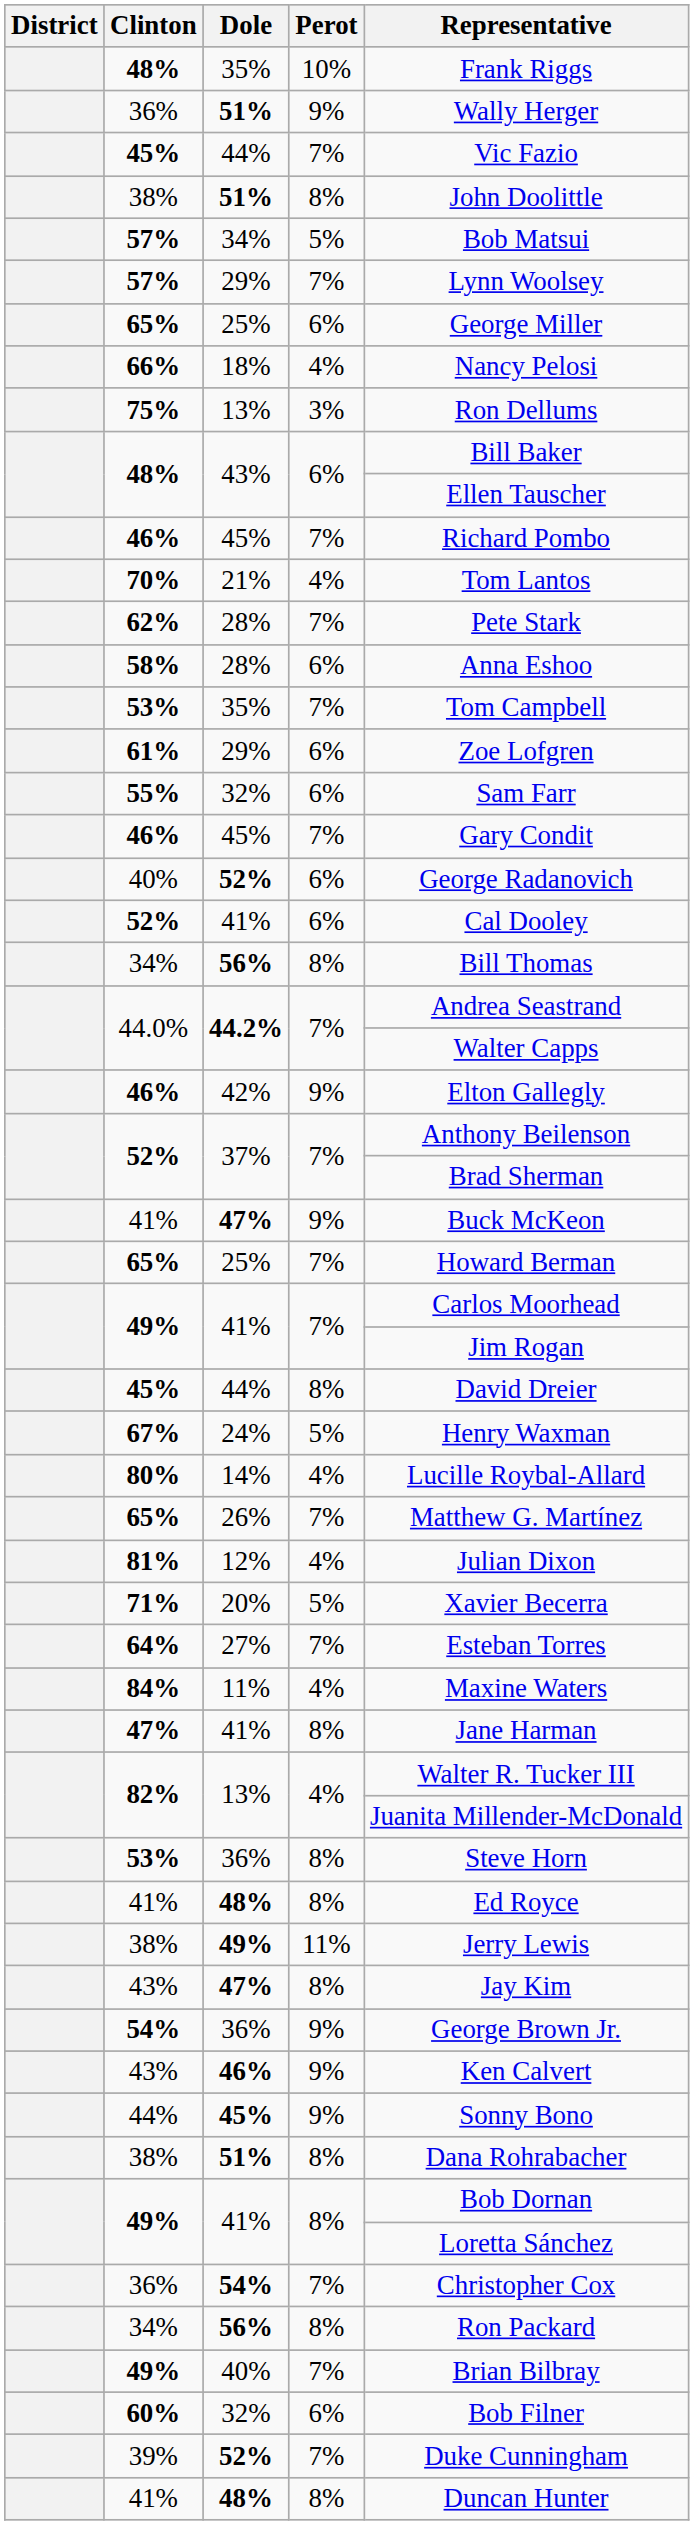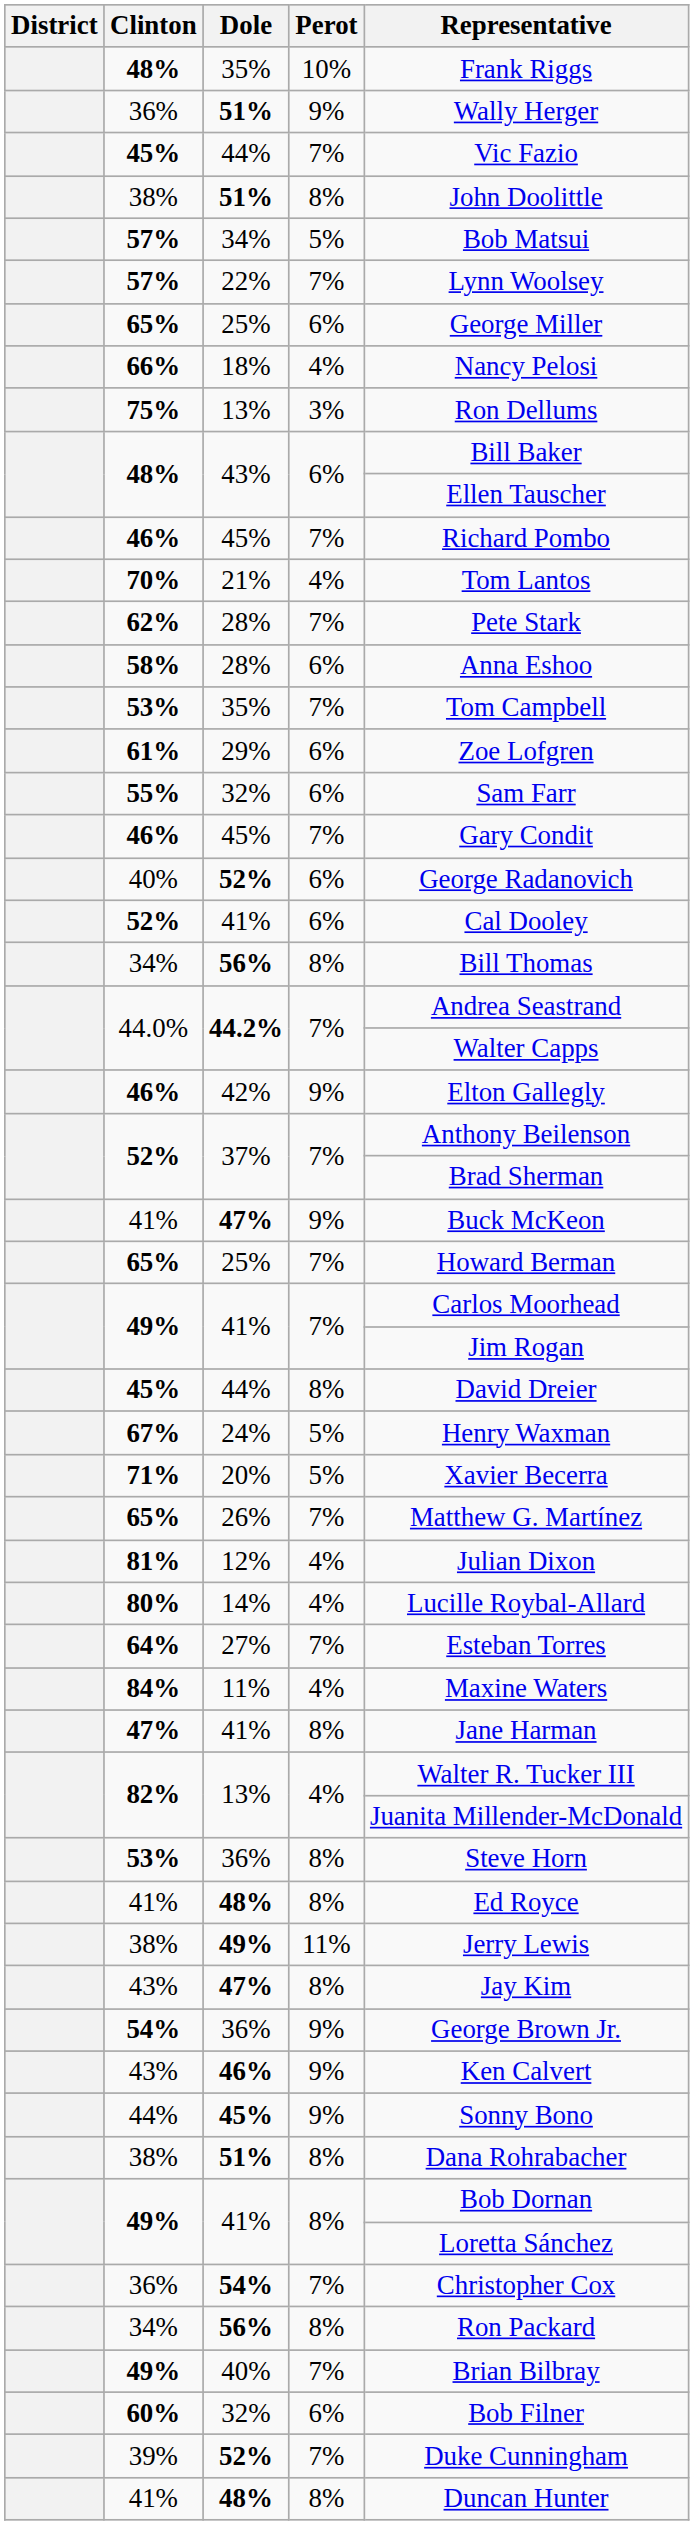(246, 281) 29% -> (246, 281) 22%
rows swapped: (153, 1603) <-> (153, 1475)
